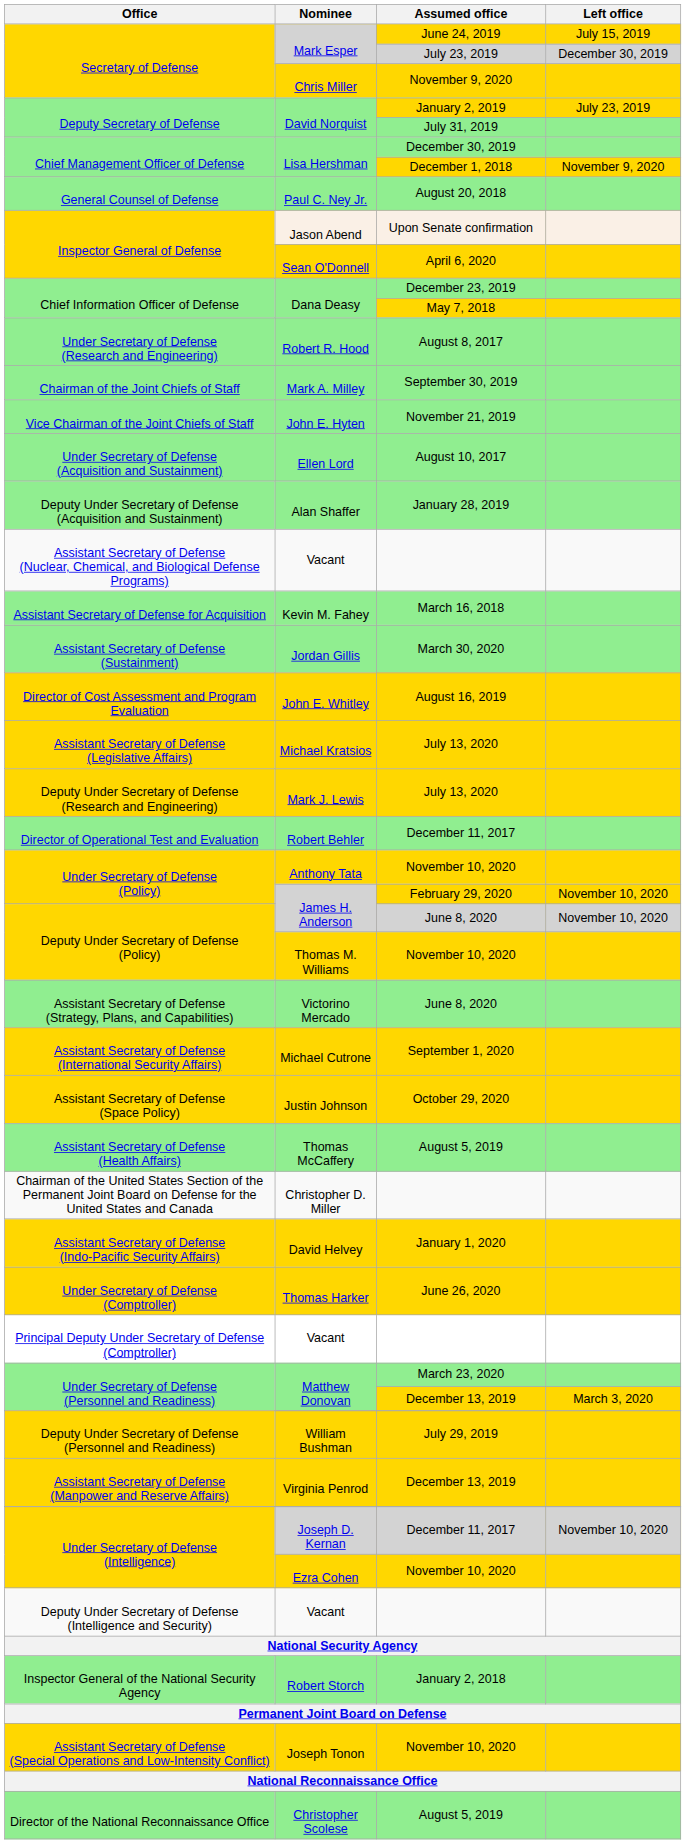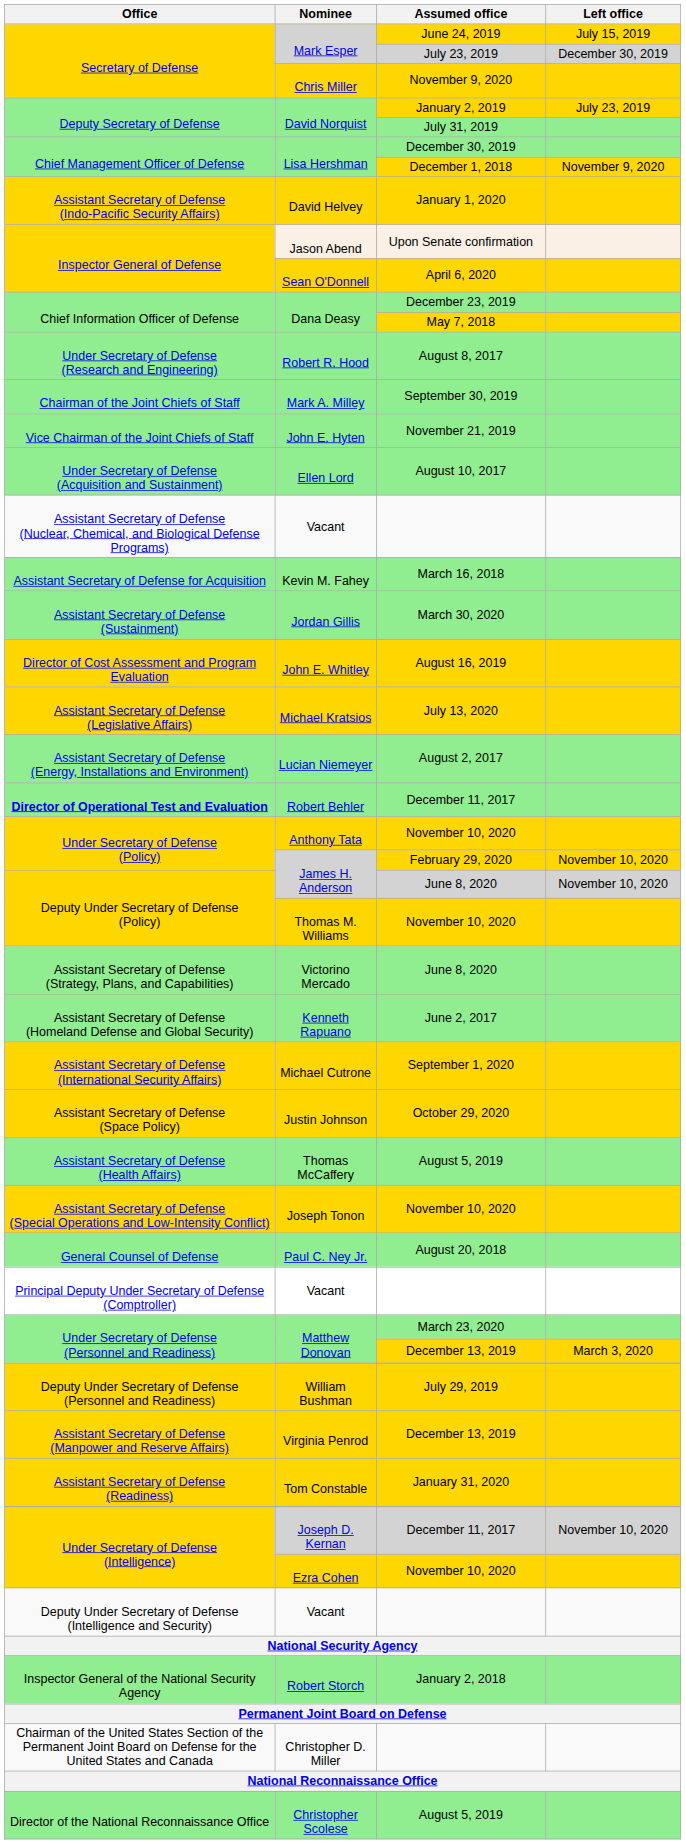rows swapped: (326, 200) <-> (326, 1250)
- row: (326, 512)
- row: (326, 799)
+ row: (326, 765)
(140, 840) normal -> (140, 806) bold
+ row: (326, 1024)
rows swapped: (326, 1754) <-> (326, 1202)
- row: (326, 1298)
+ row: (326, 1489)
